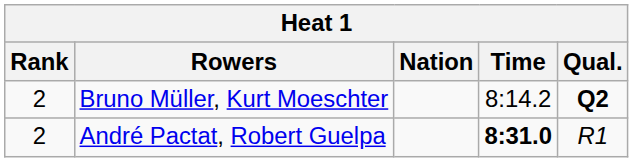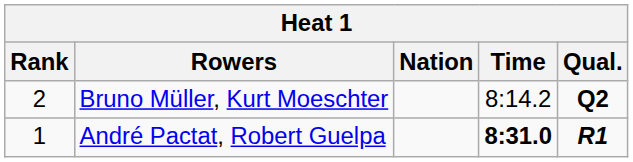(39, 136) 2 -> (39, 136) 1
(593, 136) normal -> (593, 136) bold
